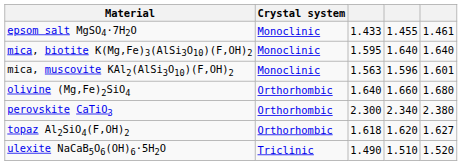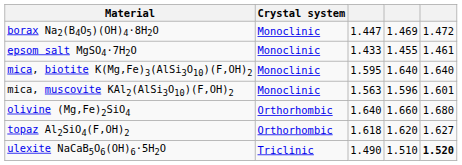+ row: (83, 31)
- row: (60, 111)
(438, 150) normal -> (438, 150) bold
